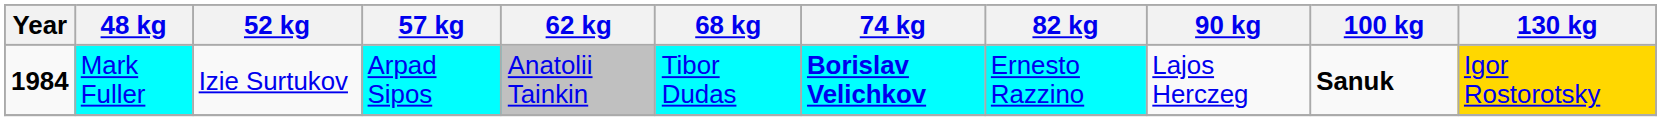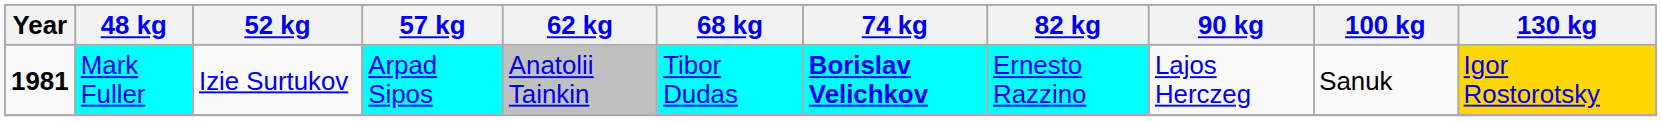(40, 80) 1984 -> (40, 80) 1981
(1355, 80) bold -> (1356, 80) normal
